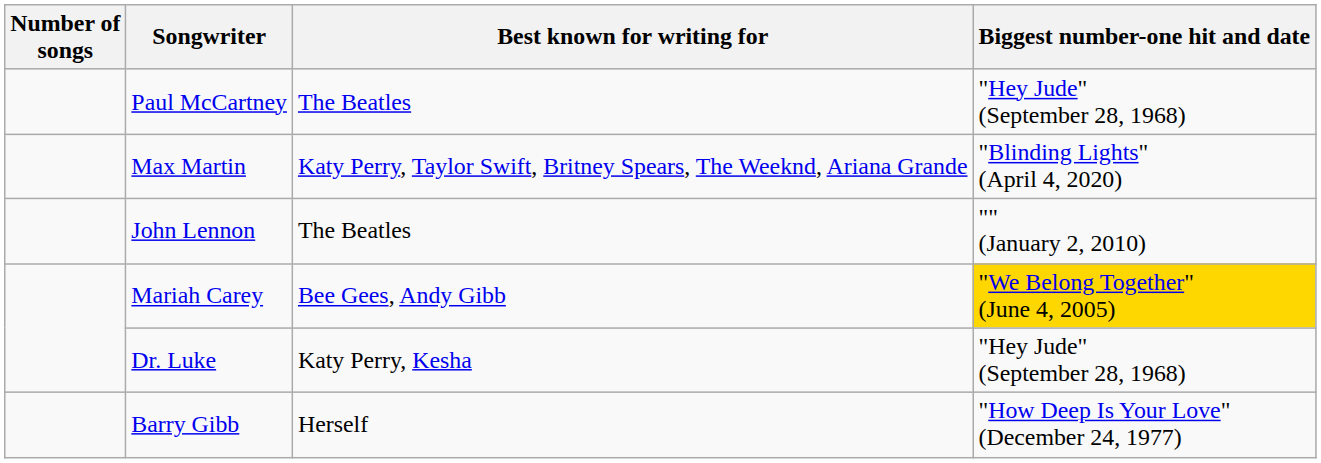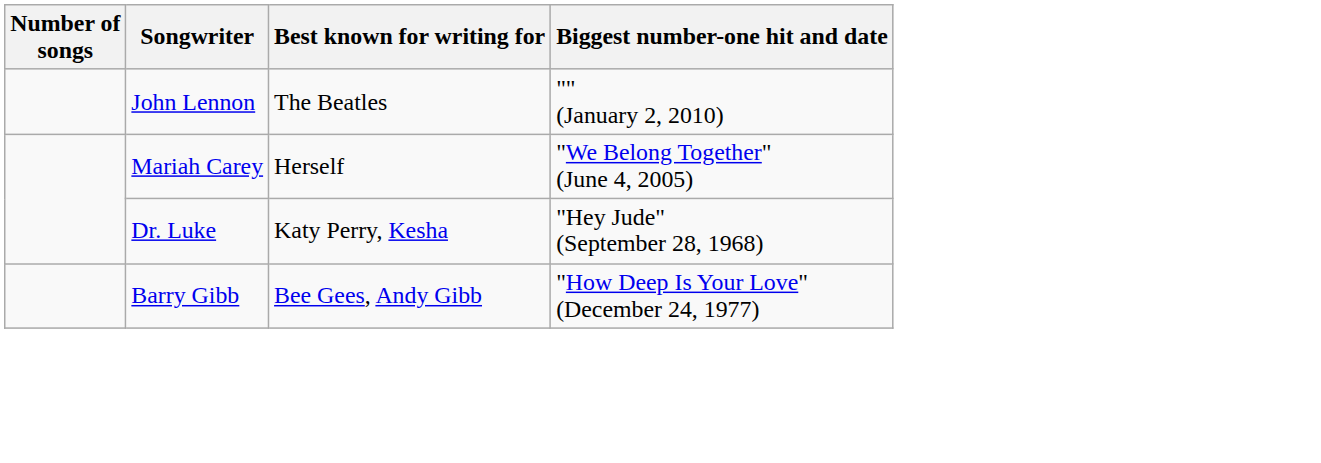- row: (209, 101)
- row: (189, 166)
(402, 295) Bee Gees, Andy Gibb -> (309, 166) Herself
(1086, 295) gold background -> (664, 166) no background
(333, 424) Herself -> (378, 295) Bee Gees, Andy Gibb
